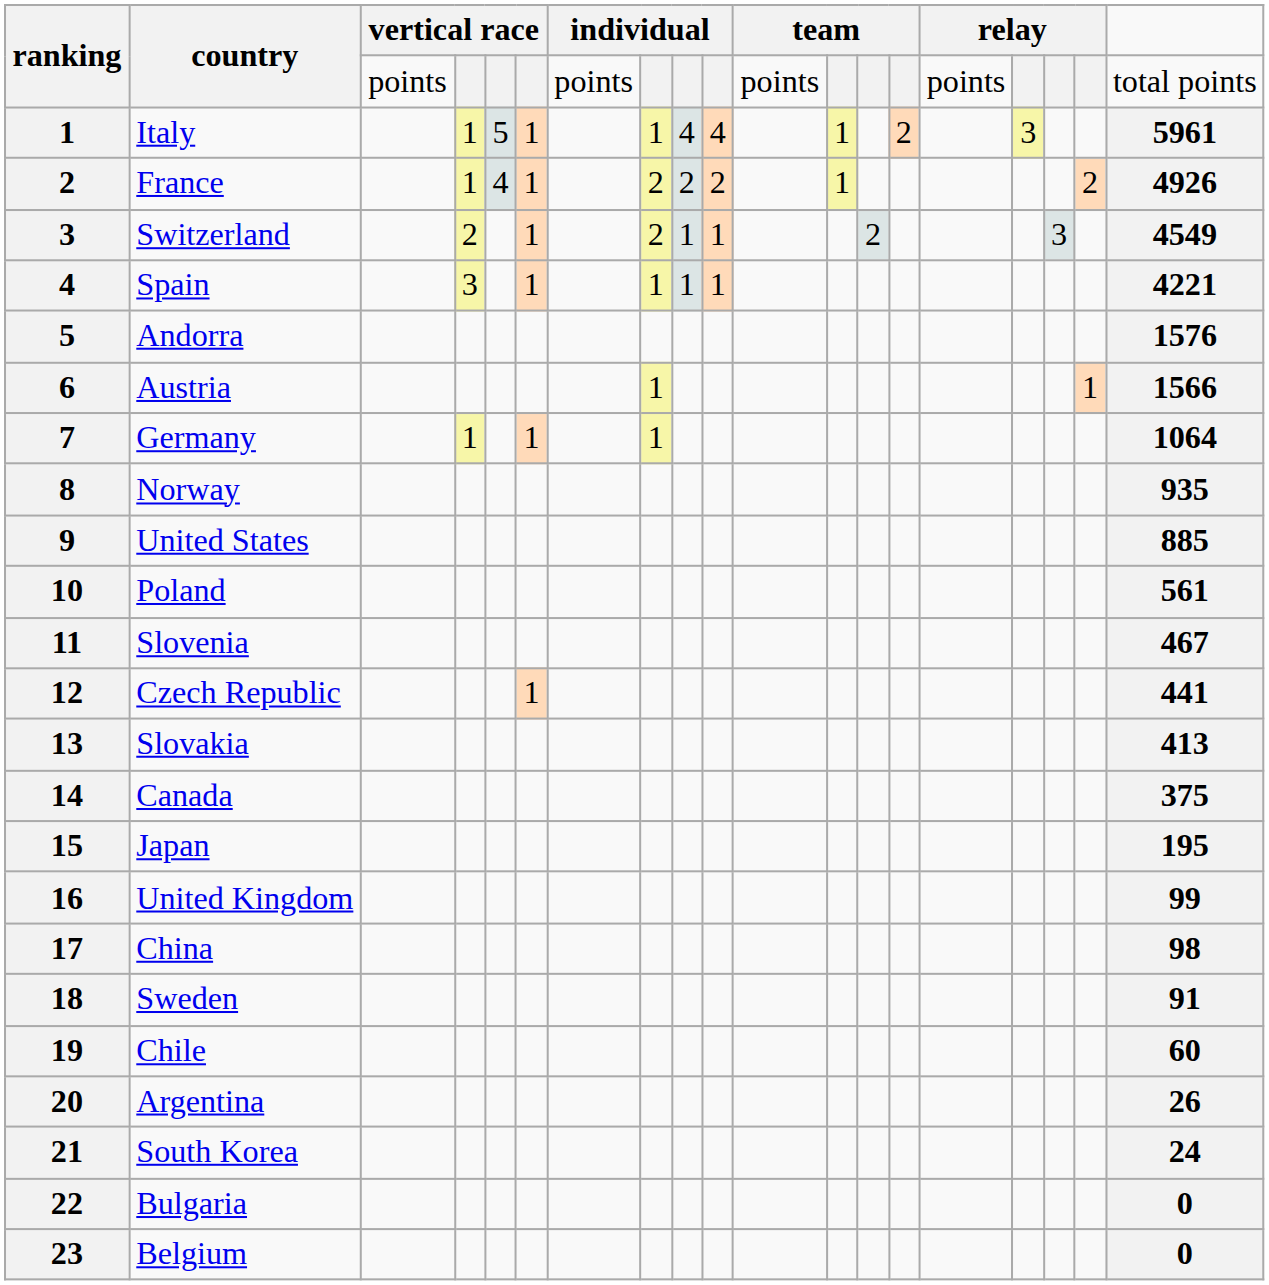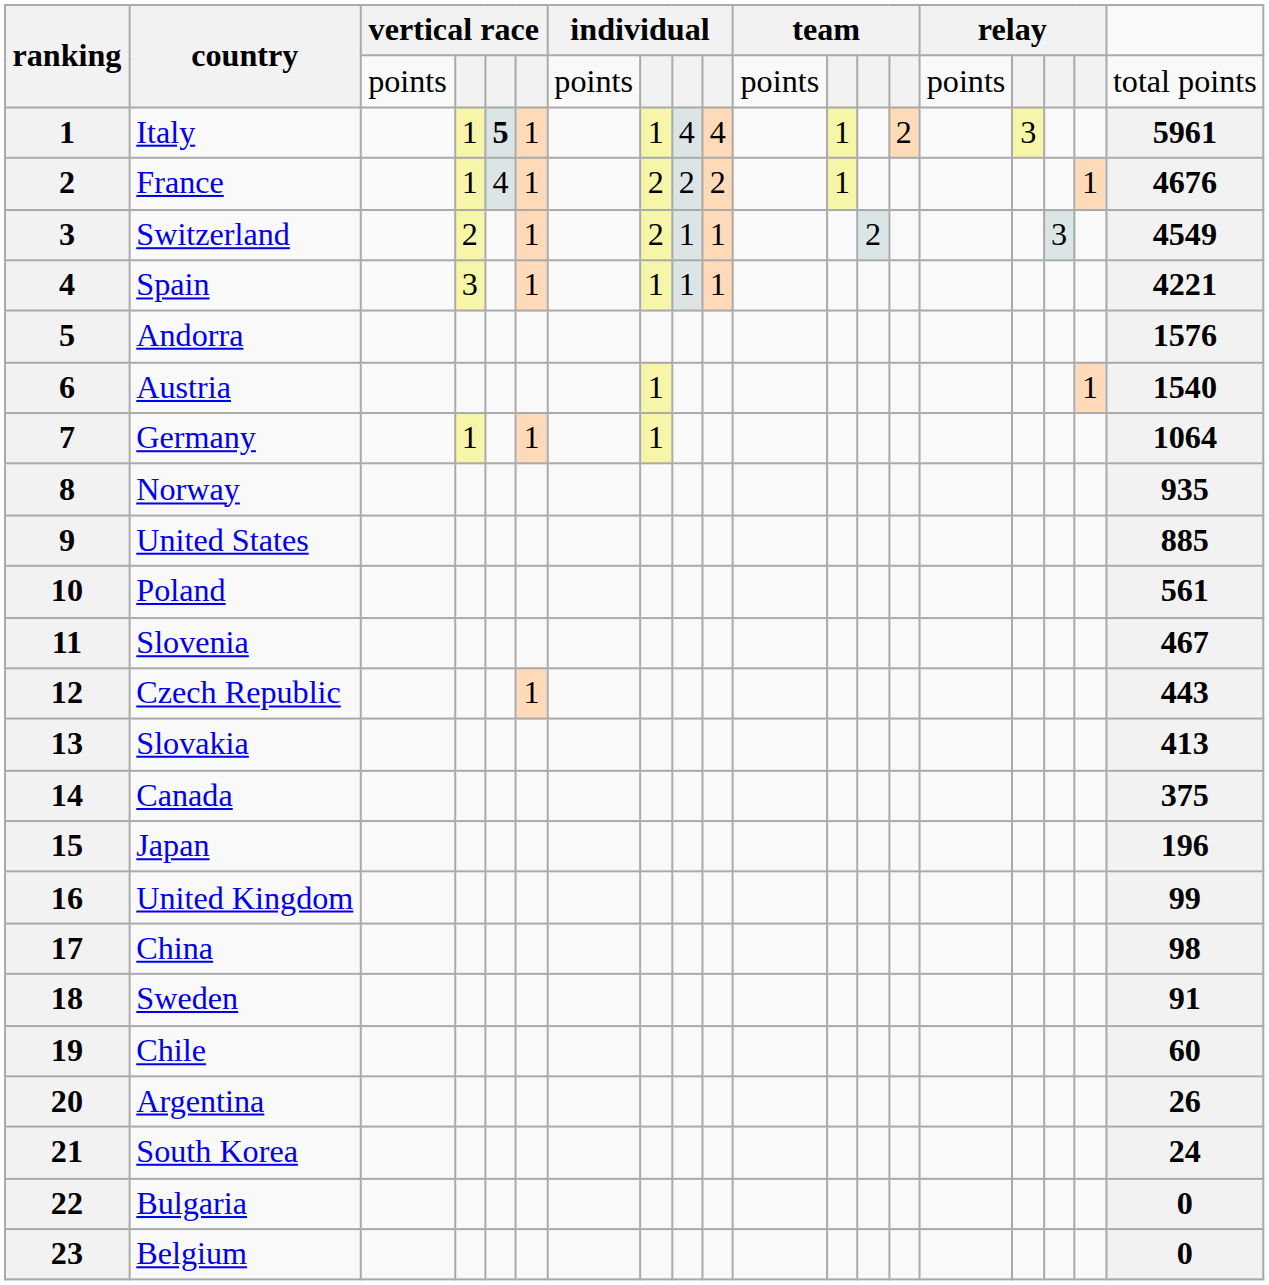(501, 132) normal -> (501, 132) bold
(1090, 183) 2 -> (1090, 183) 1
(1185, 183) 4926 -> (1185, 183) 4676
(1185, 387) 1566 -> (1185, 387) 1540
(1185, 693) 441 -> (1185, 693) 443
(1185, 846) 195 -> (1185, 846) 196
